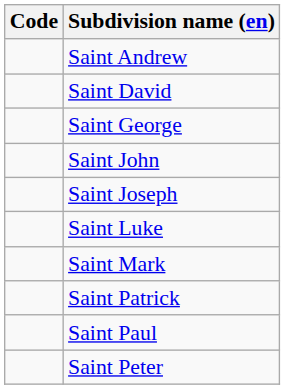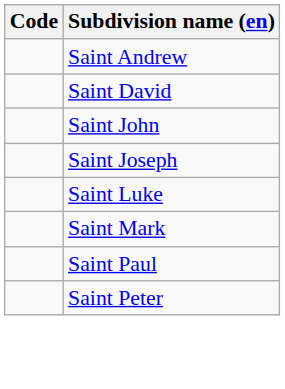- row: (125, 125)
- row: (124, 297)
